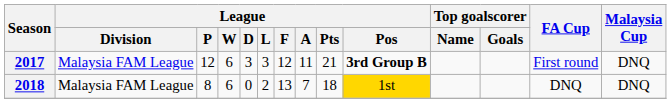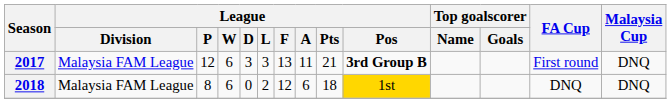(285, 62) 12 -> (285, 62) 13
(285, 86) 13 -> (285, 86) 12
(306, 86) 7 -> (306, 86) 6
